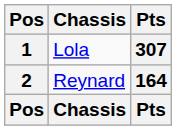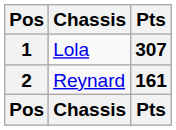(151, 79) 164 -> (151, 79) 161
